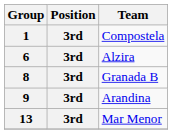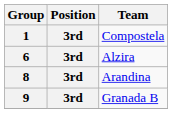(130, 77) Granada B -> (126, 77) Arandina
(126, 98) Arandina -> (130, 98) Granada B
- row: (26, 118)
